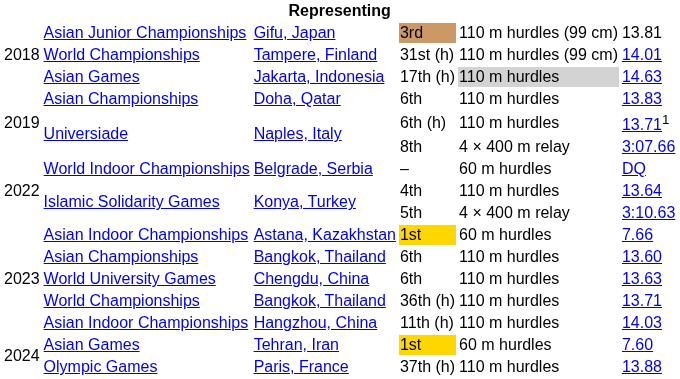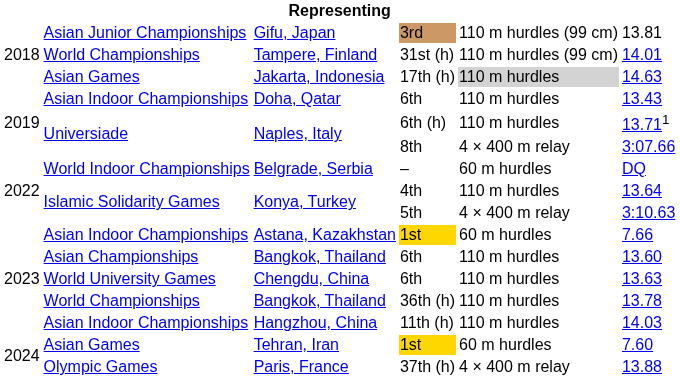(121, 98) Asian Championships -> (146, 98) Asian Indoor Championships
(642, 98) 13.83 -> (642, 98) 13.43
(642, 301) 13.71 -> (642, 301) 13.78
(509, 367) 110 m hurdles -> (514, 367) 4 × 400 m relay
